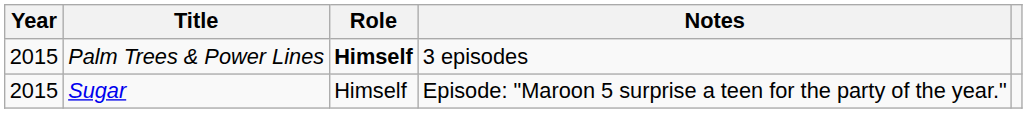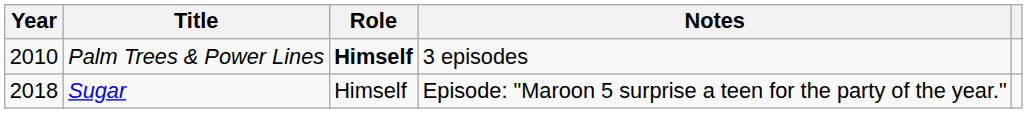(34, 56) 2015 -> (34, 56) 2010
(34, 90) 2015 -> (34, 90) 2018
